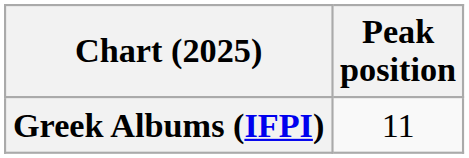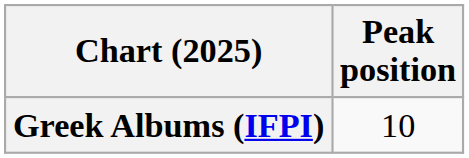(398, 124) 11 -> (398, 124) 10
